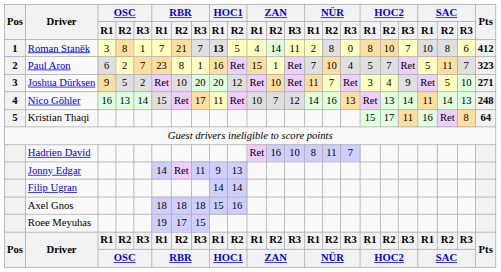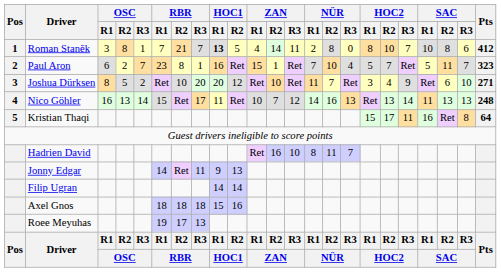(107, 82) 9 -> (107, 82) 8
(447, 82) 5 -> (447, 82) 6
(447, 100) 14 -> (447, 100) 13
(200, 222) 15 -> (200, 222) 13
